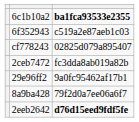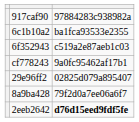+ row: (30, 16)
(92, 16) bold -> (91, 32) normal
(93, 47) 02825d079a895407 -> (91, 63) 9a0fc95462af17b1
- row: (31, 63)
(91, 78) 9a0fc95462af17b1 -> (93, 78) 02825d079a895407
